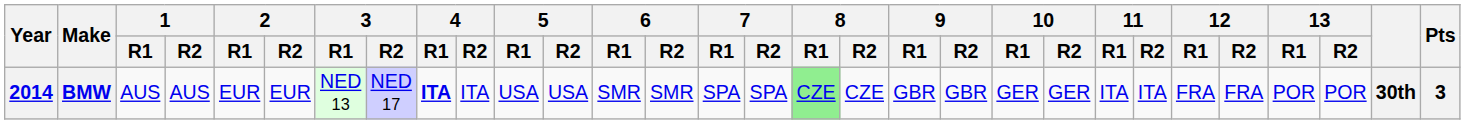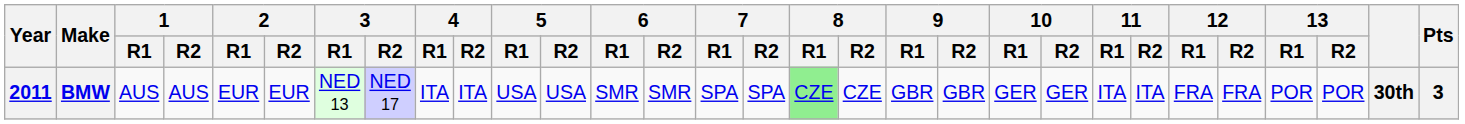(31, 93) 2014 -> (31, 93) 2011
(436, 93) bold -> (434, 93) normal
